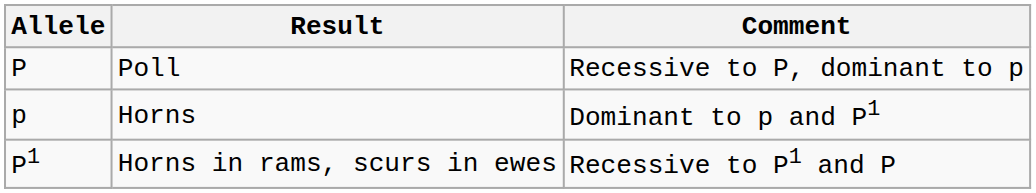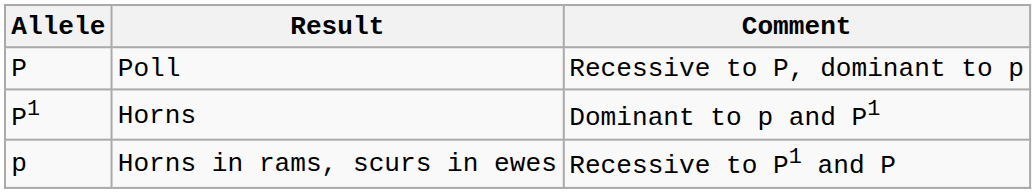(19, 115) p -> (26, 115) P1
(26, 164) P1 -> (19, 164) p
